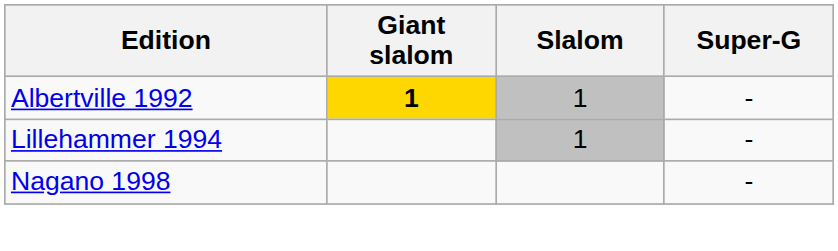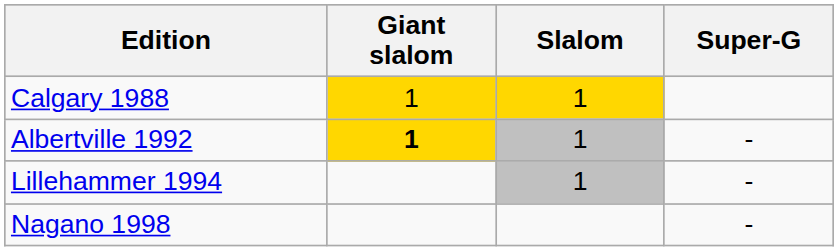+ row: (90, 97)
